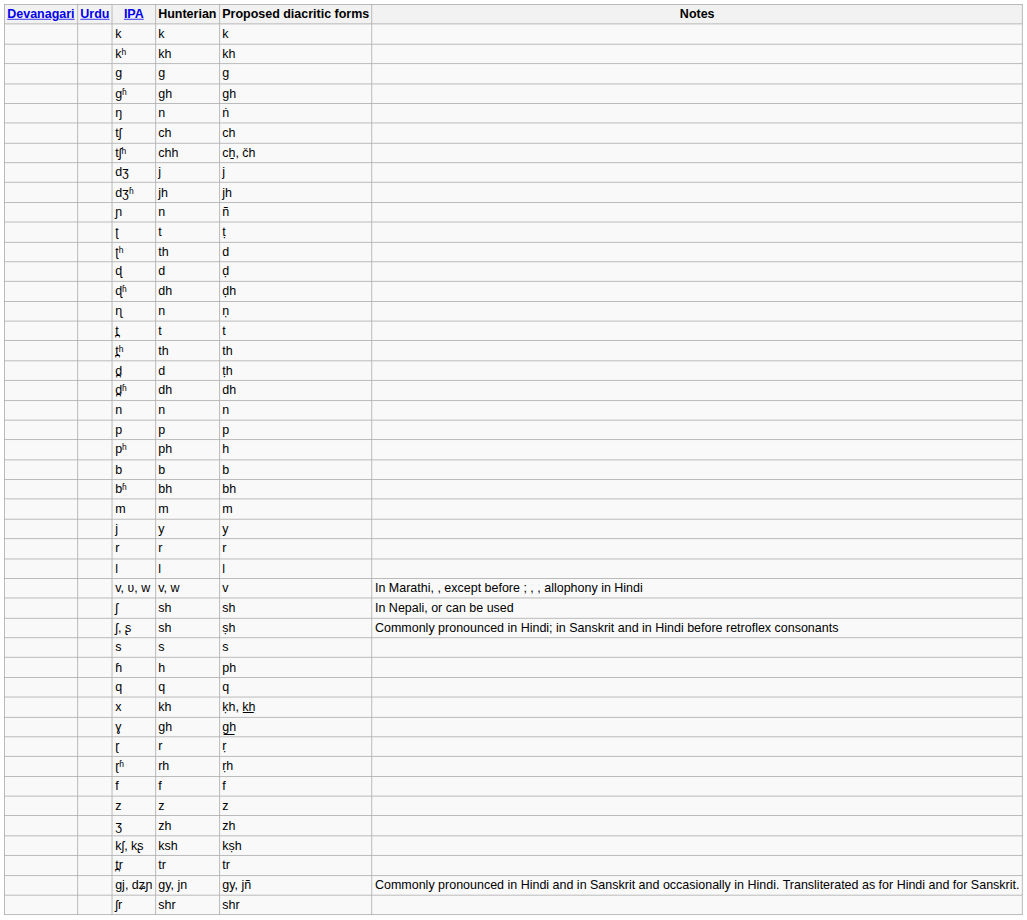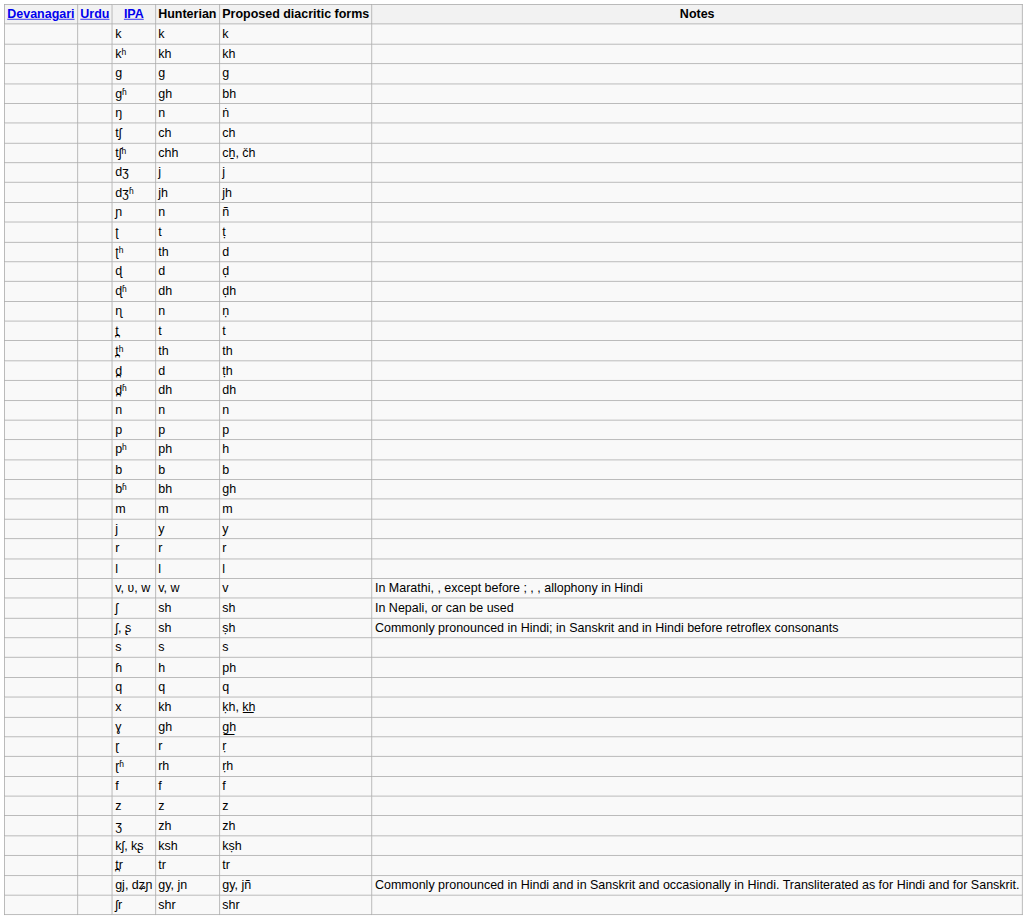(229, 93) gh -> (229, 93) bh
(229, 489) bh -> (229, 489) gh
